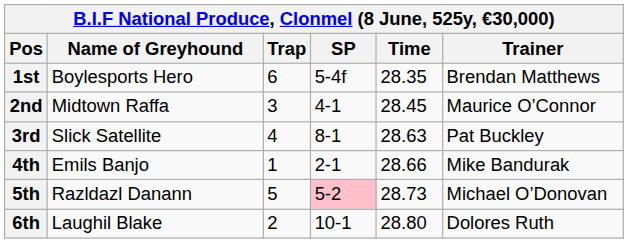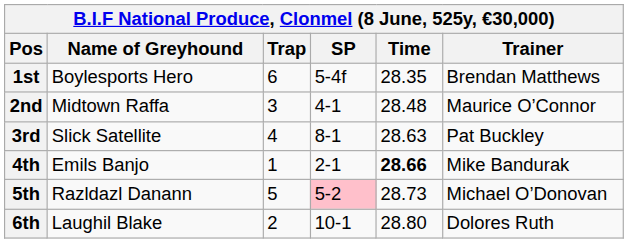(404, 106) 28.45 -> (404, 106) 28.48
(404, 164) normal -> (404, 164) bold
